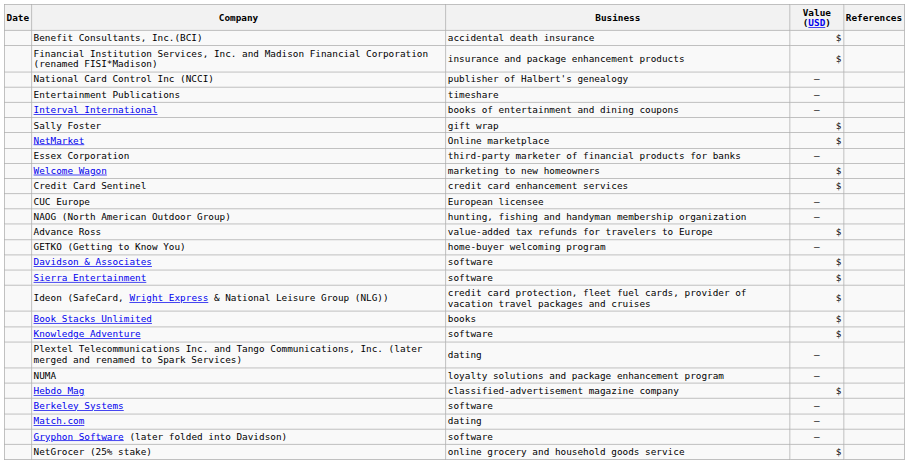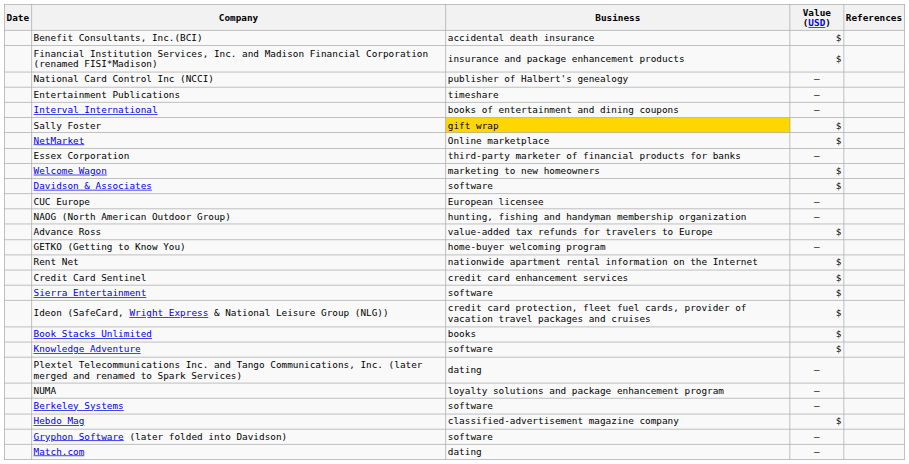(473, 125) no background -> (473, 125) gold background
rows swapped: (90, 186) <-> (93, 262)
+ row: (56, 262)
rows swapped: (59, 391) <-> (79, 406)
rows swapped: (160, 437) <-> (59, 421)
- row: (93, 452)
